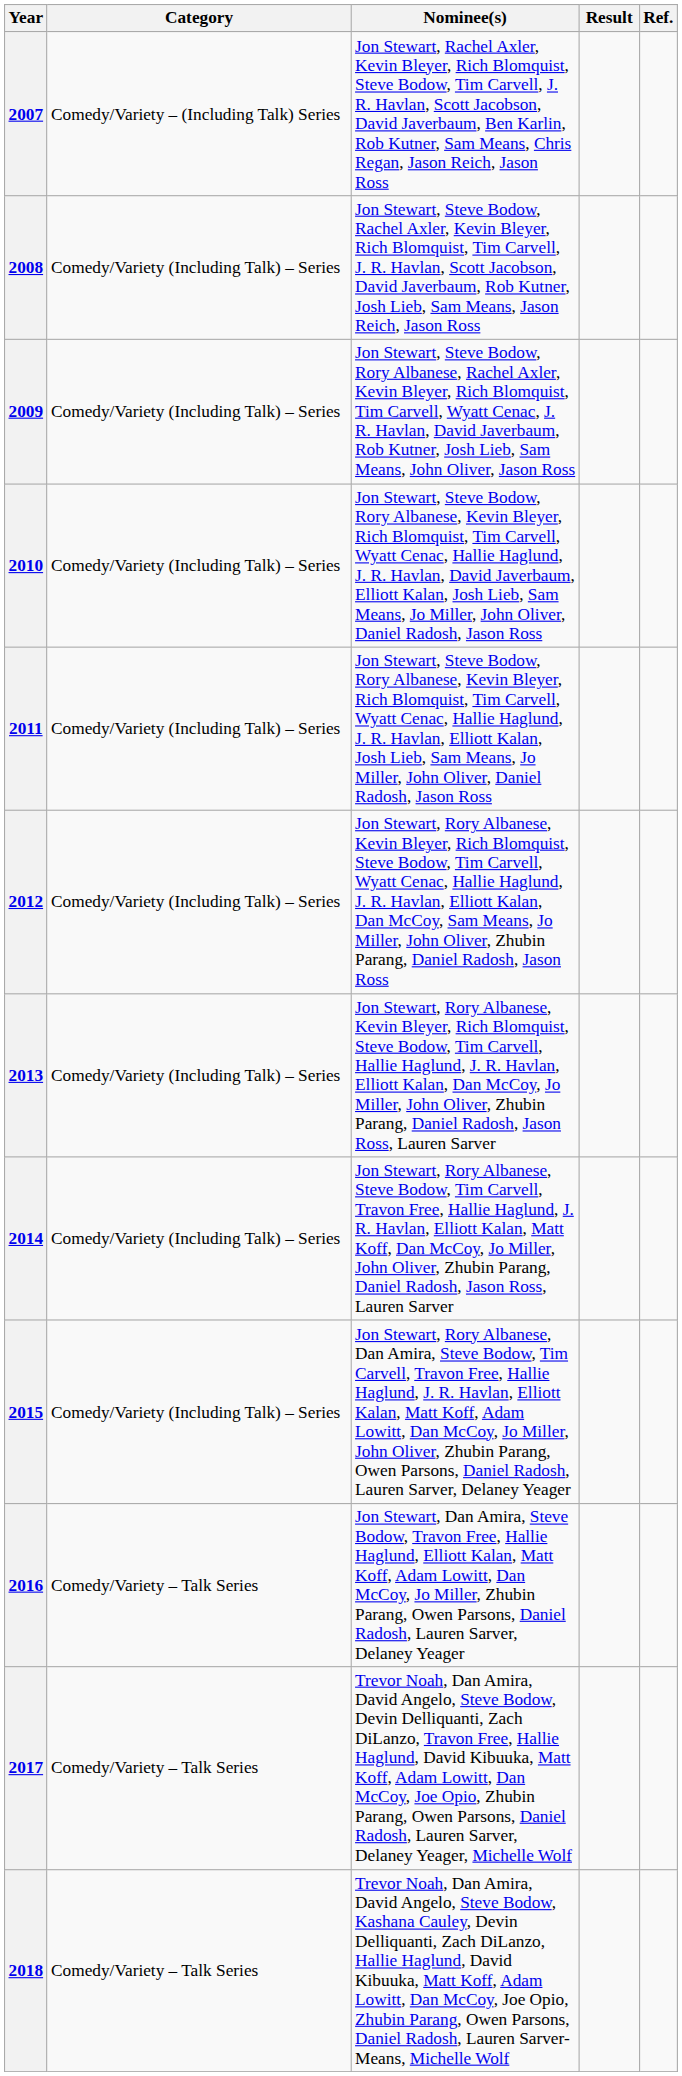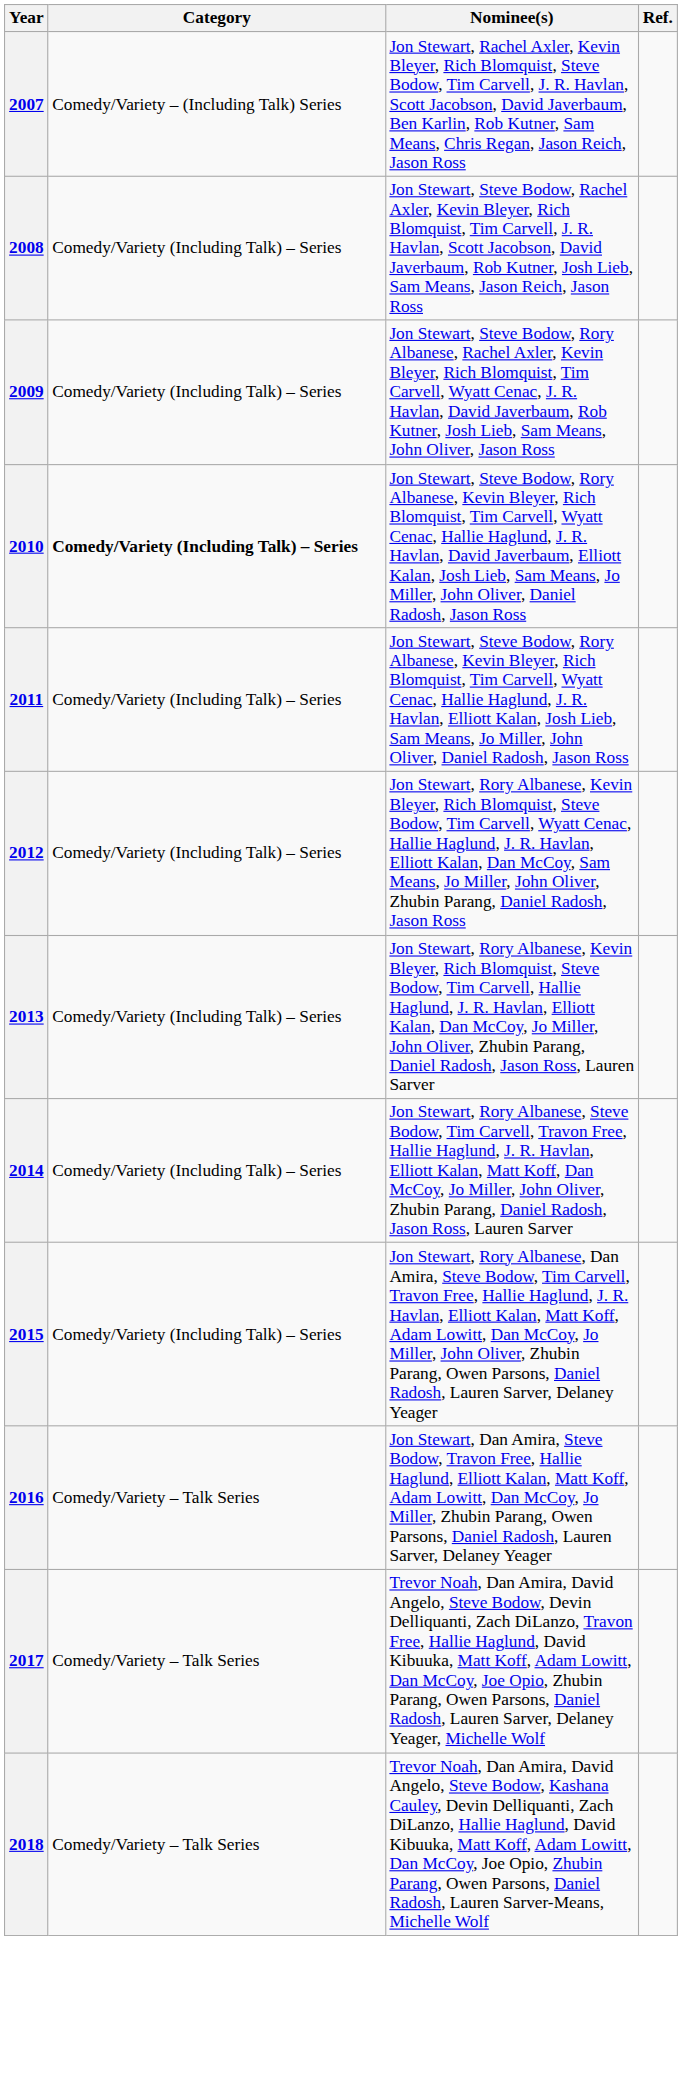- column: (609, 18)
(196, 565) normal -> (205, 545) bold
